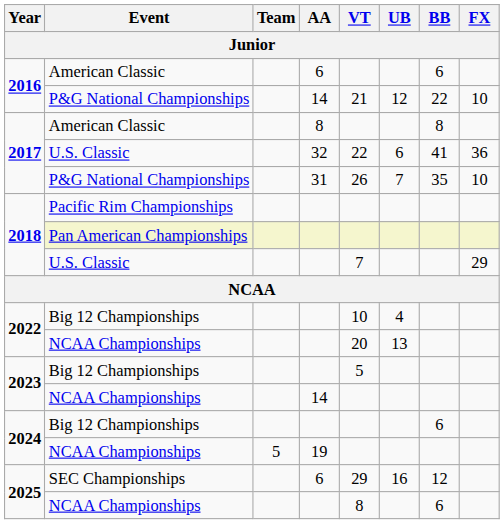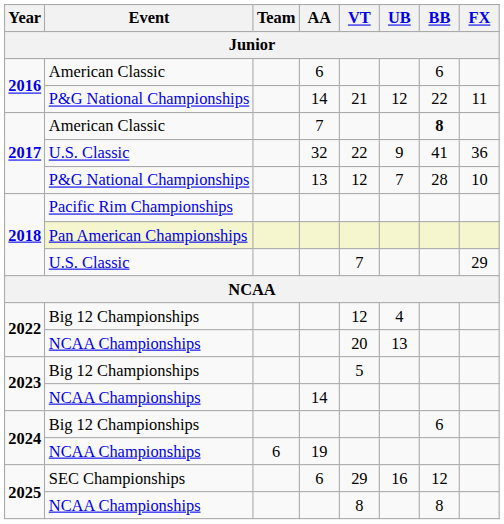(479, 99) 10 -> (479, 99) 11
(319, 126) 8 -> (319, 126) 7
(439, 126) normal -> (439, 126) bold
(399, 153) 6 -> (399, 153) 9
(319, 180) 31 -> (319, 180) 13
(359, 180) 26 -> (359, 180) 12
(439, 180) 35 -> (439, 180) 28
(359, 315) 10 -> (359, 315) 12
(276, 451) 5 -> (276, 451) 6
(439, 505) 6 -> (439, 505) 8
